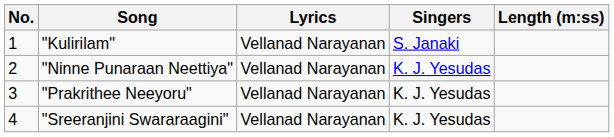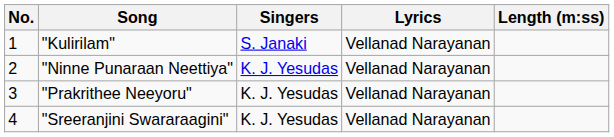columns swapped: (442, 17) <-> (313, 17)
